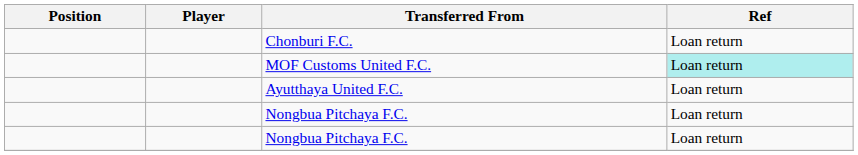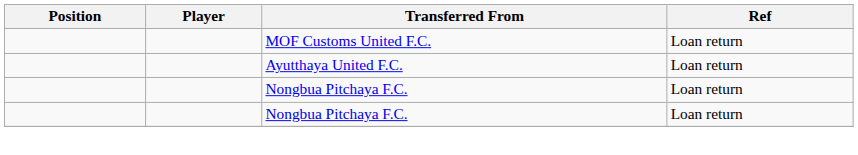- row: (75, 41)
(707, 65) paleturquoise background -> (707, 41) no background
